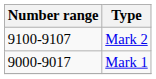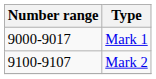rows swapped: (126, 62) <-> (126, 39)
